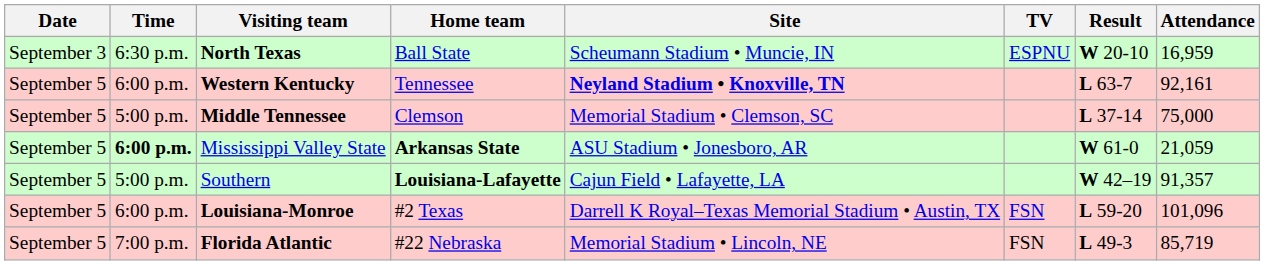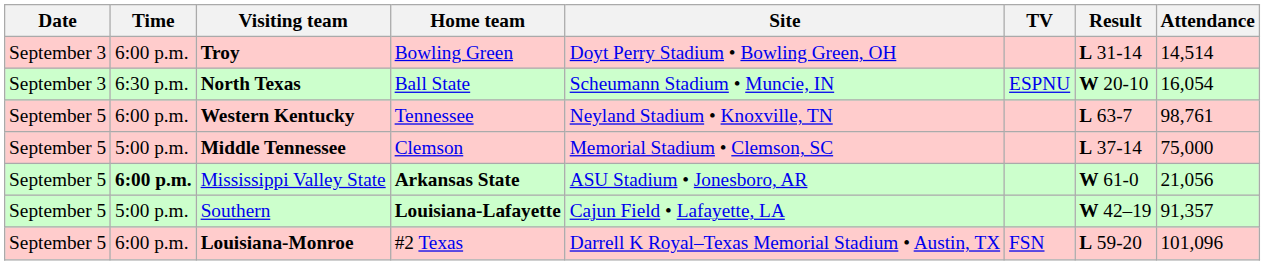+ row: (220, 52)
(1187, 52) 16,959 -> (1187, 84) 16,054
(707, 84) bold -> (701, 116) normal
(1187, 84) 92,161 -> (1187, 116) 98,761
(1187, 147) 21,059 -> (1187, 179) 21,056
- row: (266, 243)
